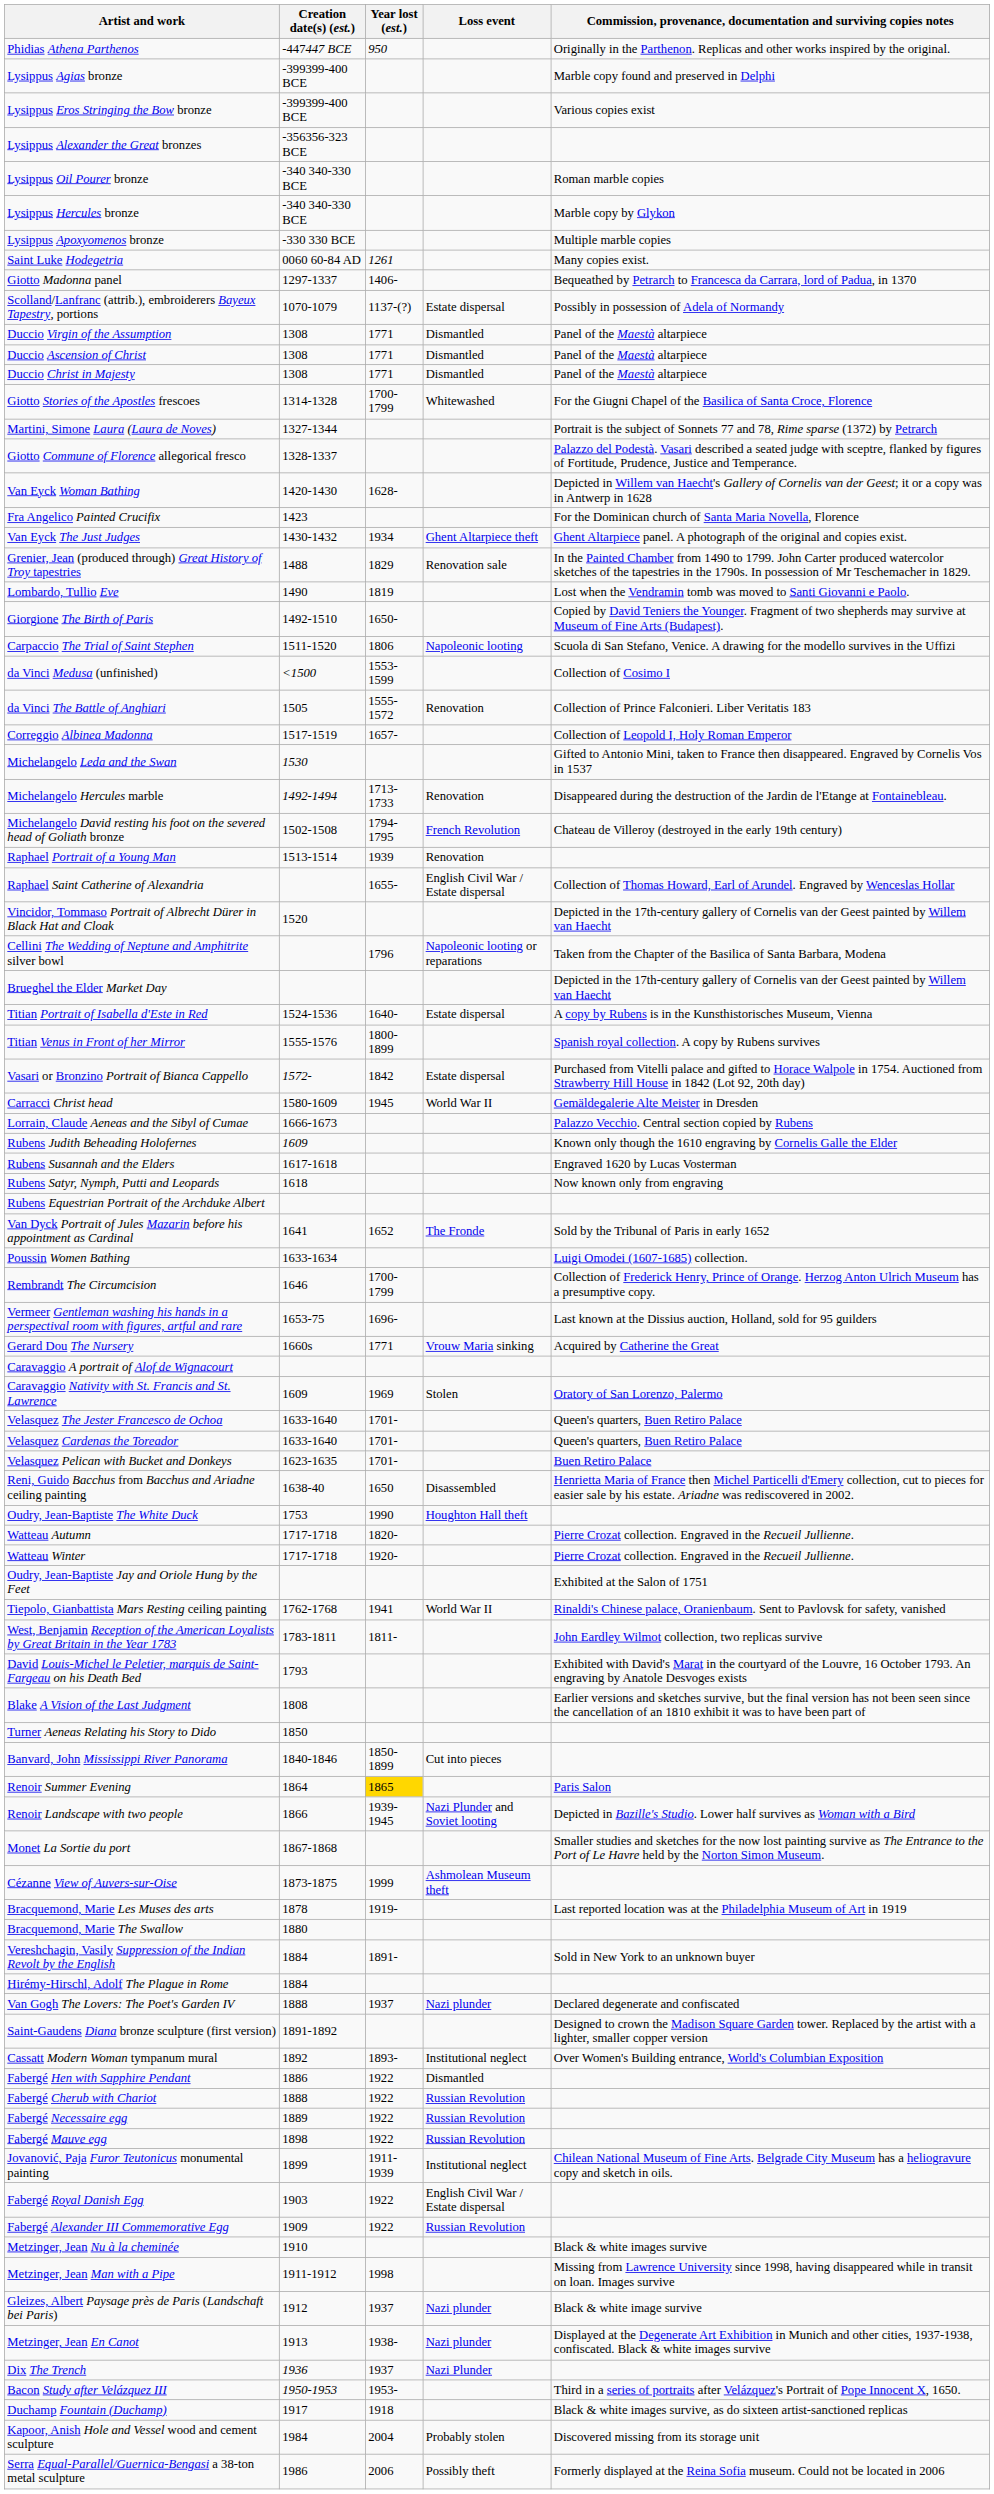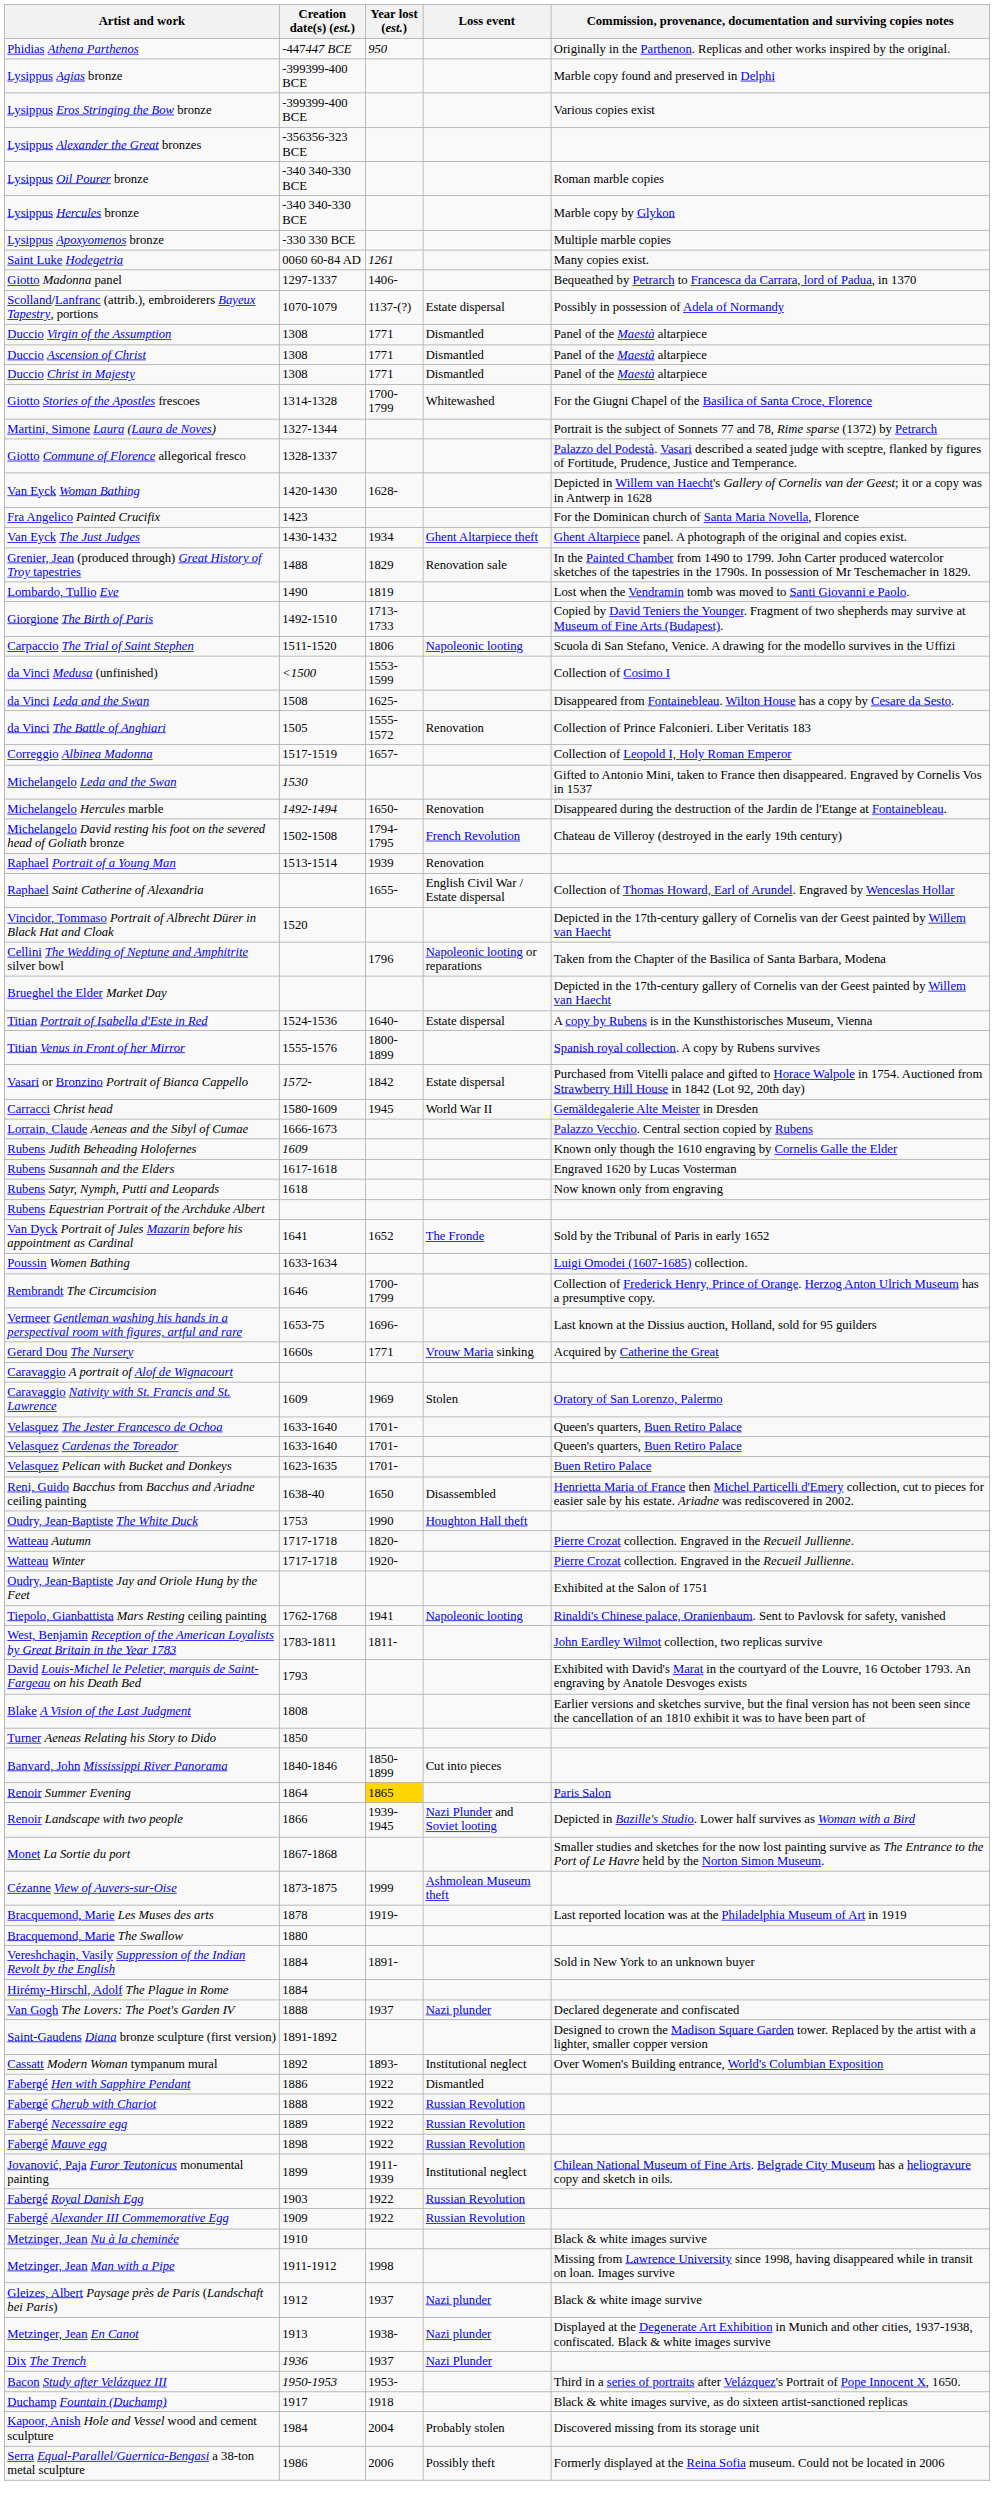(383, 619) 1650- -> (383, 619) 1713-1733
+ row: (78, 700)
(383, 796) 1713-1733 -> (383, 809) 1650-
(459, 1609) World War II -> (474, 1615) Napoleonic looting
(474, 2199) English Civil War / Estate dispersal -> (475, 2198) Russian Revolution
